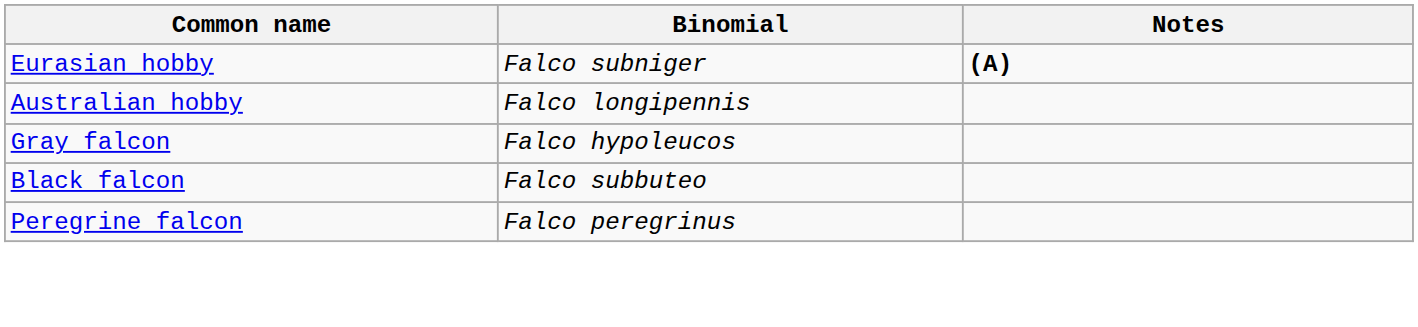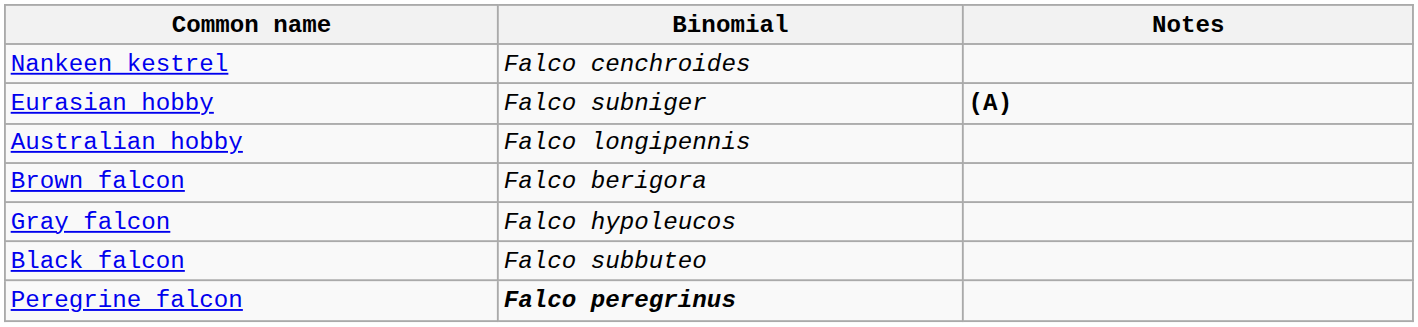+ row: (120, 64)
+ row: (98, 182)
(620, 222) normal -> (620, 300) bold
